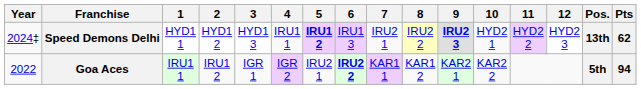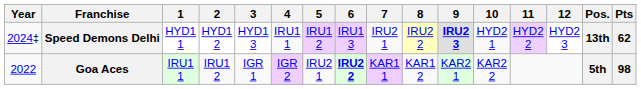(319, 38) bold -> (319, 38) normal
(624, 69) 94 -> (624, 69) 98
